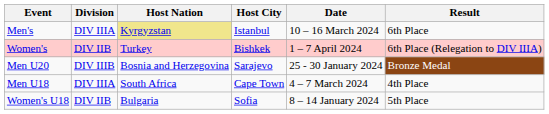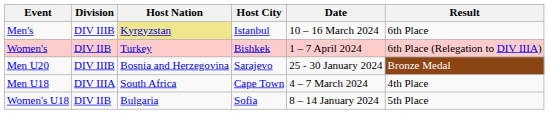(95, 30) DIV IIIA -> (94, 30) DIV IIIB
